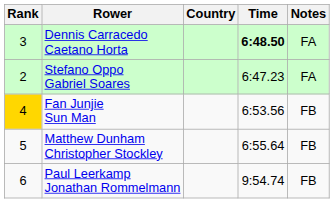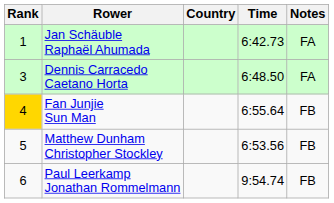+ row: (97, 42)
(263, 42) bold -> (263, 76) normal
- row: (87, 76)
(263, 111) 6:53.56 -> (263, 111) 6:55.64
(263, 146) 6:55.64 -> (263, 146) 6:53.56
